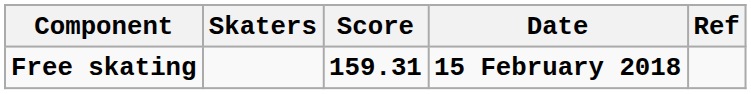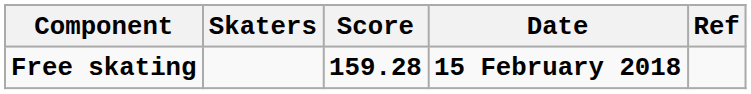(375, 68) 159.31 -> (375, 68) 159.28
